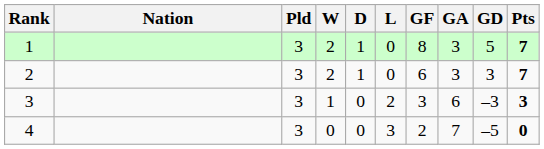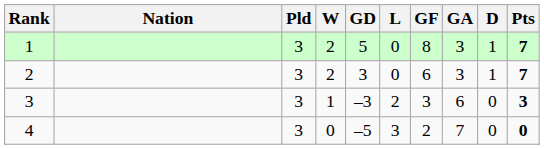columns swapped: (361, 18) <-> (490, 18)
